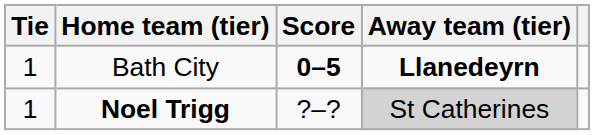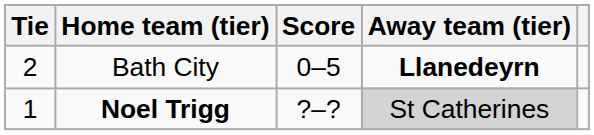(30, 67) 1 -> (30, 67) 2
(319, 67) bold -> (319, 67) normal
